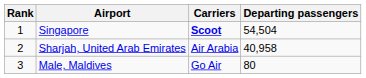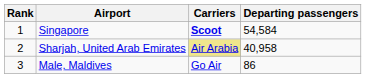(260, 31) 54,504 -> (260, 31) 54,584
(215, 48) no background -> (215, 48) khaki background
(249, 65) 80 -> (249, 65) 86
